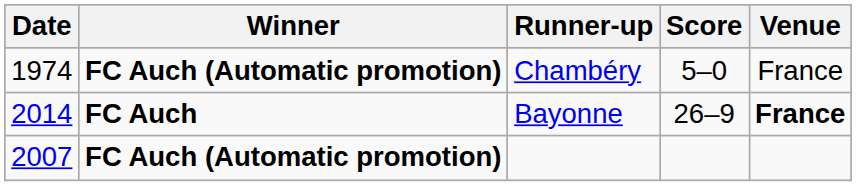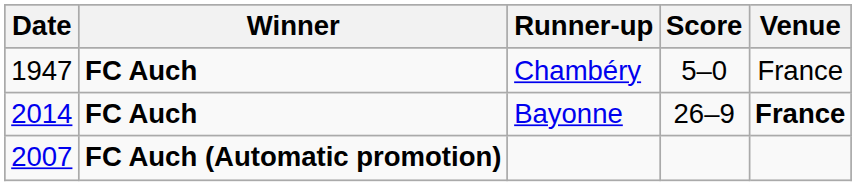(42, 69) 1974 -> (42, 69) 1947
(293, 69) FC Auch (Automatic promotion) -> (141, 69) FC Auch
